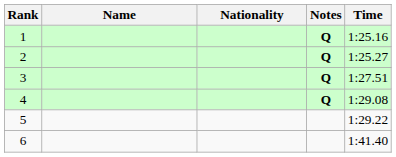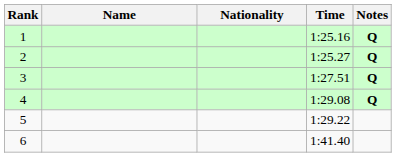columns swapped: (368, 15) <-> (326, 15)
